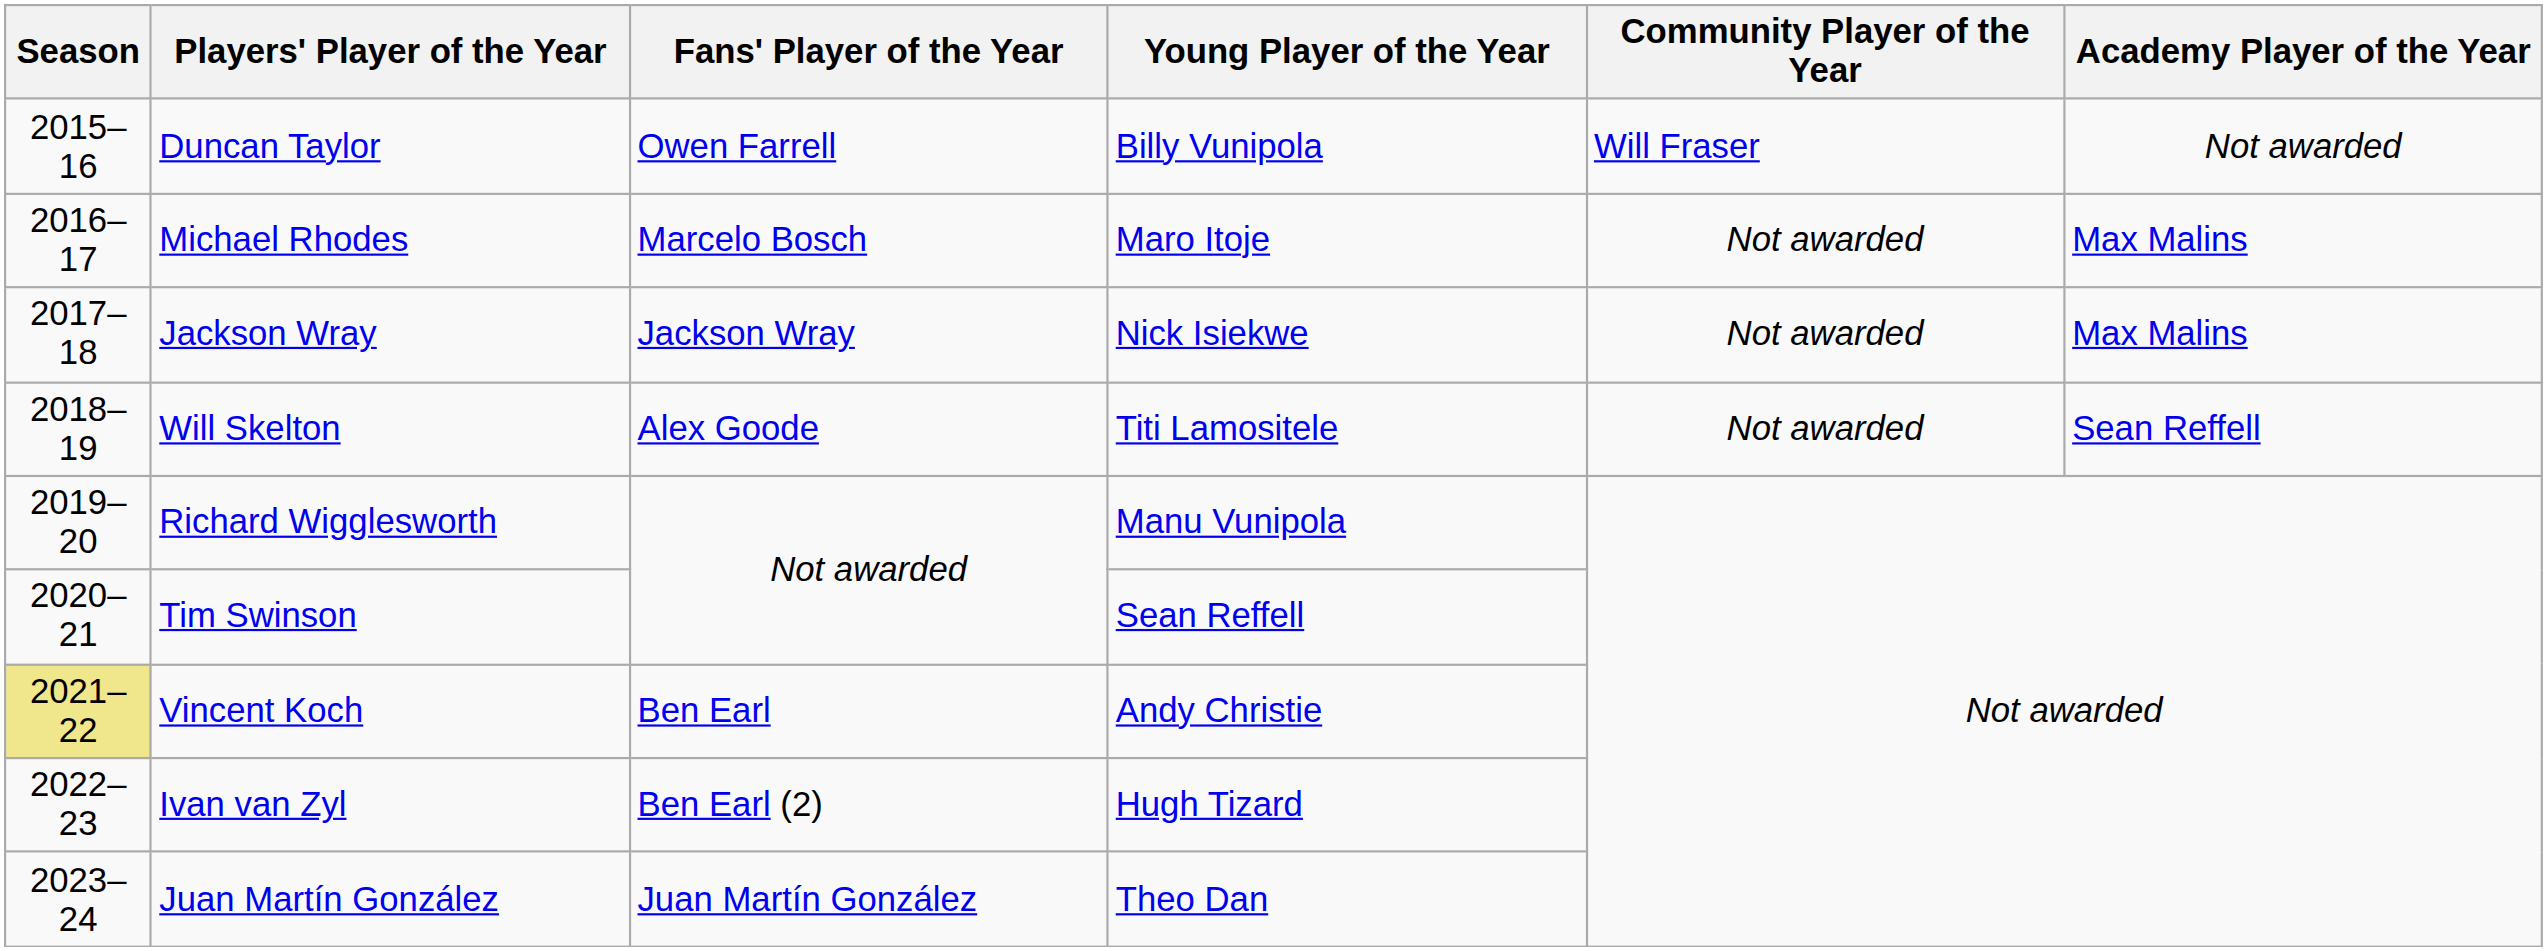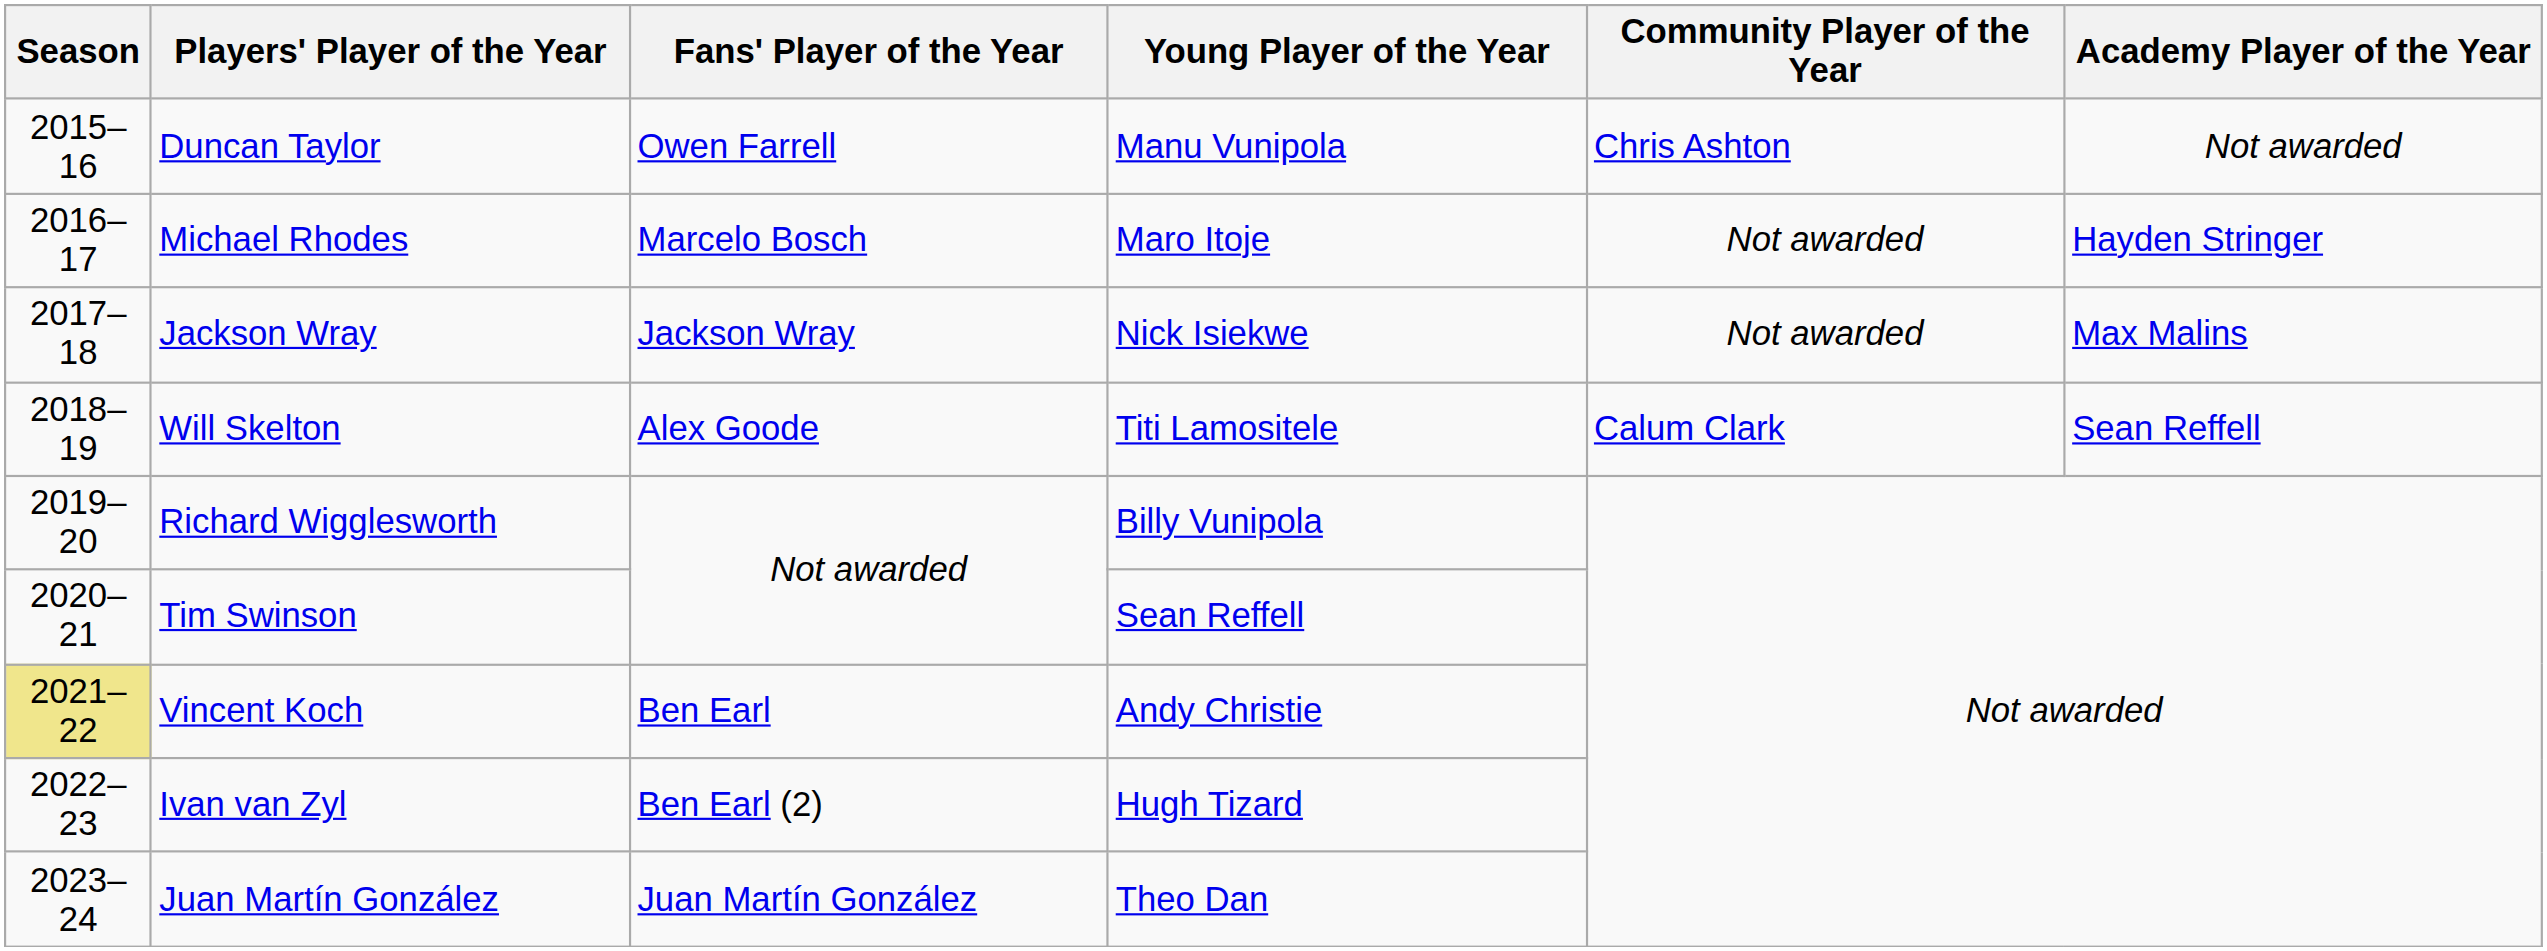(1219, 145) Billy Vunipola -> (1231, 145) Manu Vunipola
(1677, 145) Will Fraser -> (1692, 145) Chris Ashton
(2160, 239) Max Malins -> (2198, 239) Hayden Stringer
(1825, 428) Not awarded -> (1689, 428) Calum Clark
(1231, 522) Manu Vunipola -> (1219, 522) Billy Vunipola
